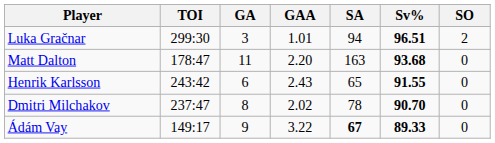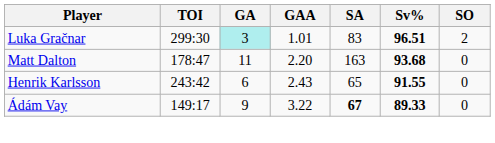(245, 37) no background -> (245, 37) paleturquoise background
(355, 37) 94 -> (355, 37) 83
- row: (59, 104)
